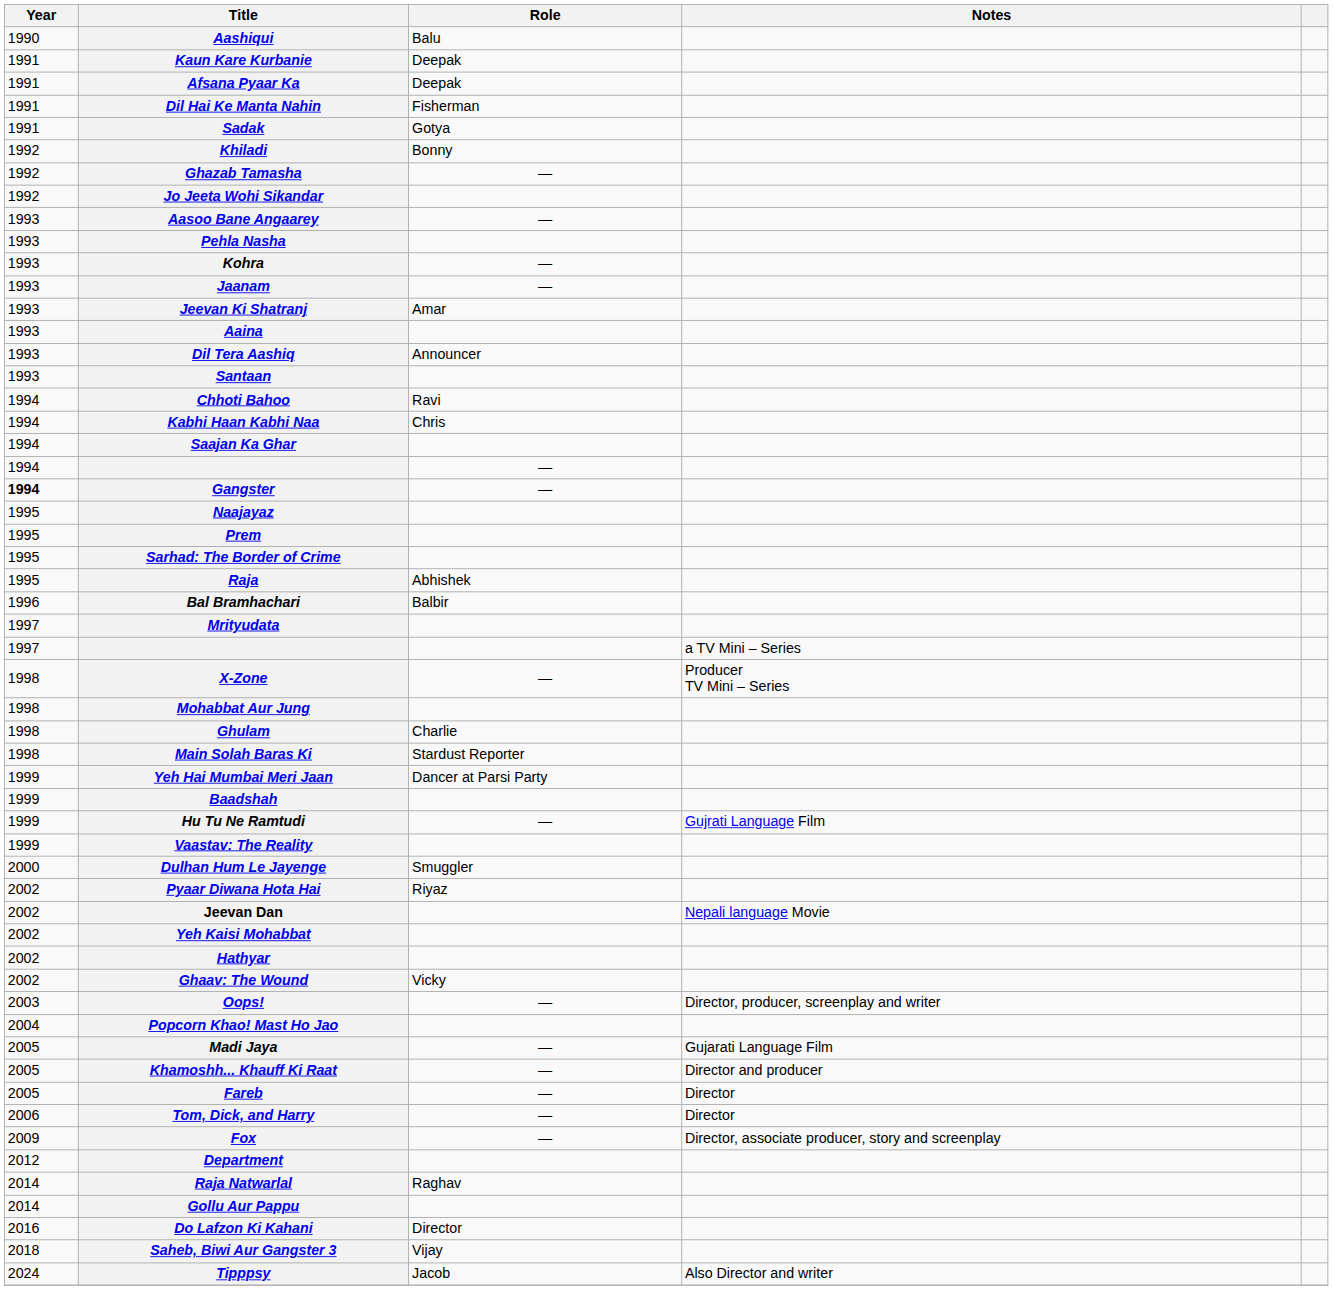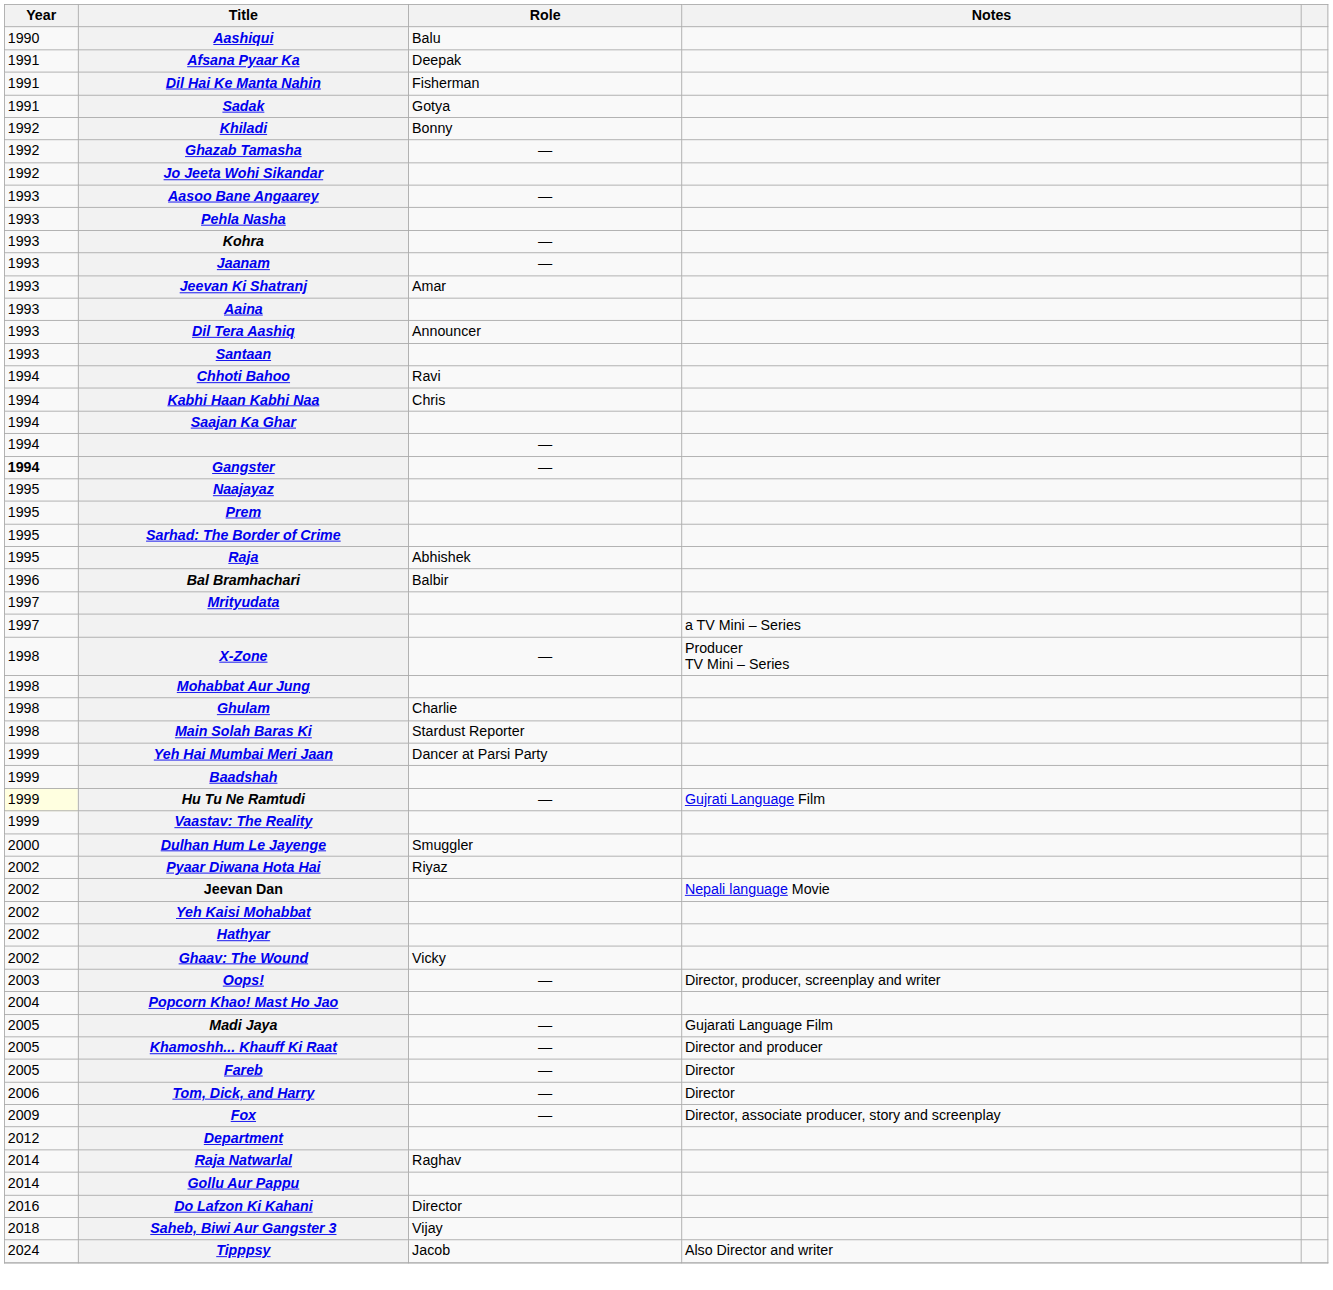- row: (243, 60)
(24, 822) no background -> (24, 799) lightyellow background
